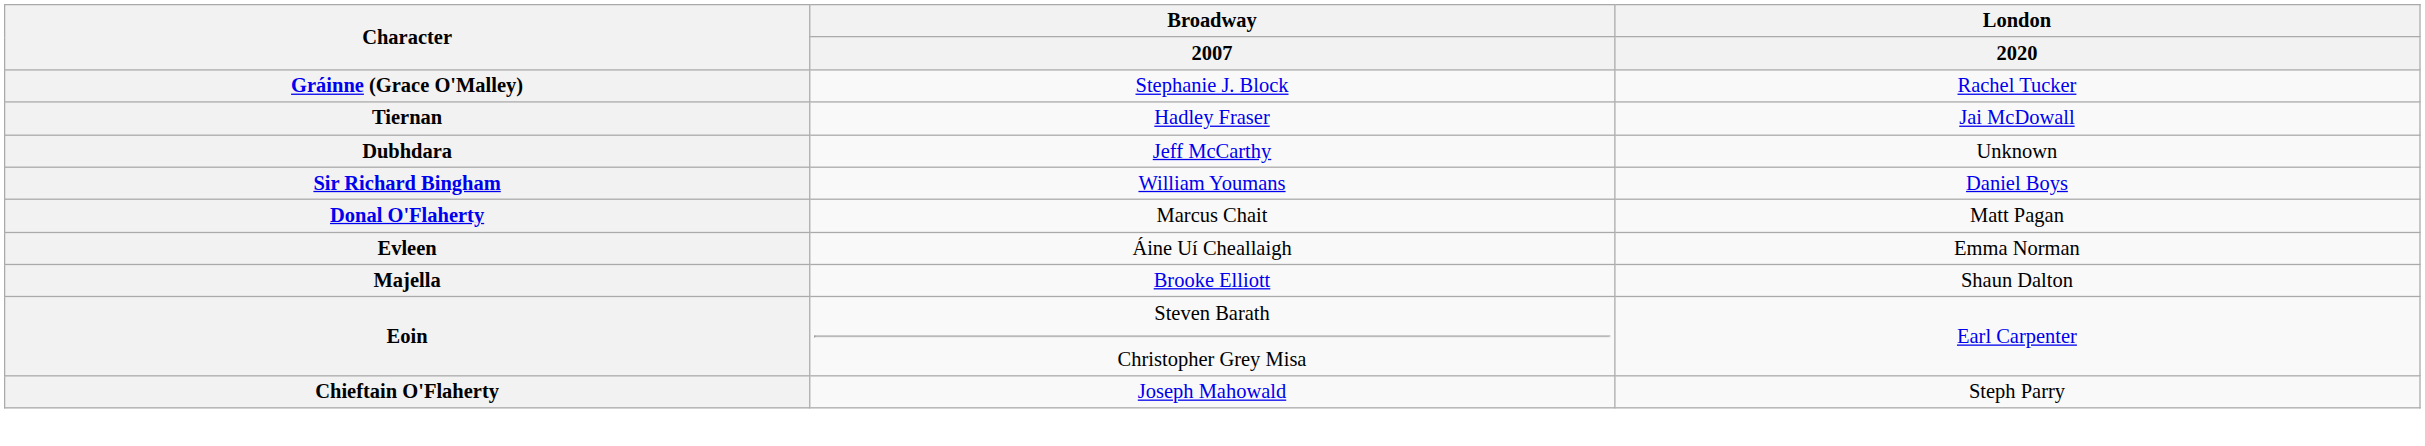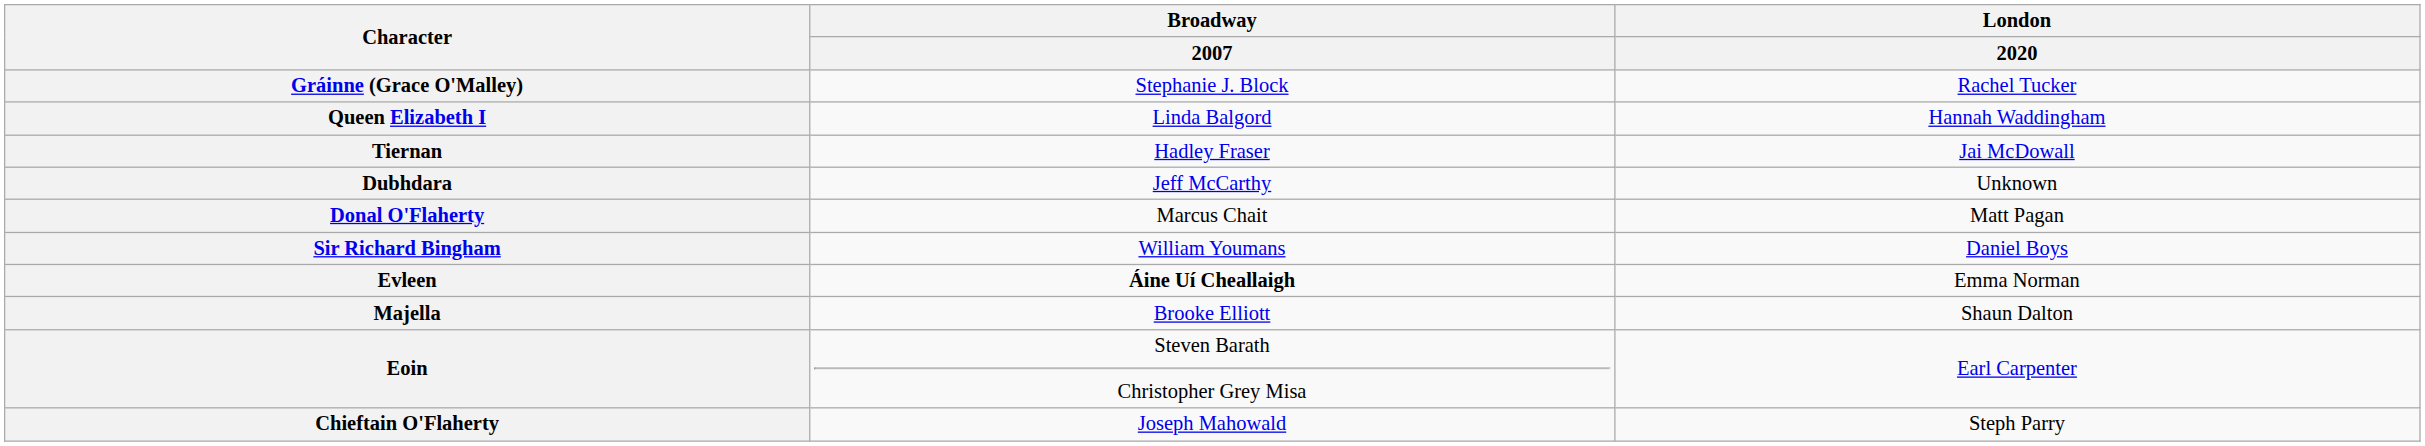+ row: (407, 118)
rows swapped: (407, 183) <-> (407, 215)
(1212, 248) normal -> (1212, 280) bold
